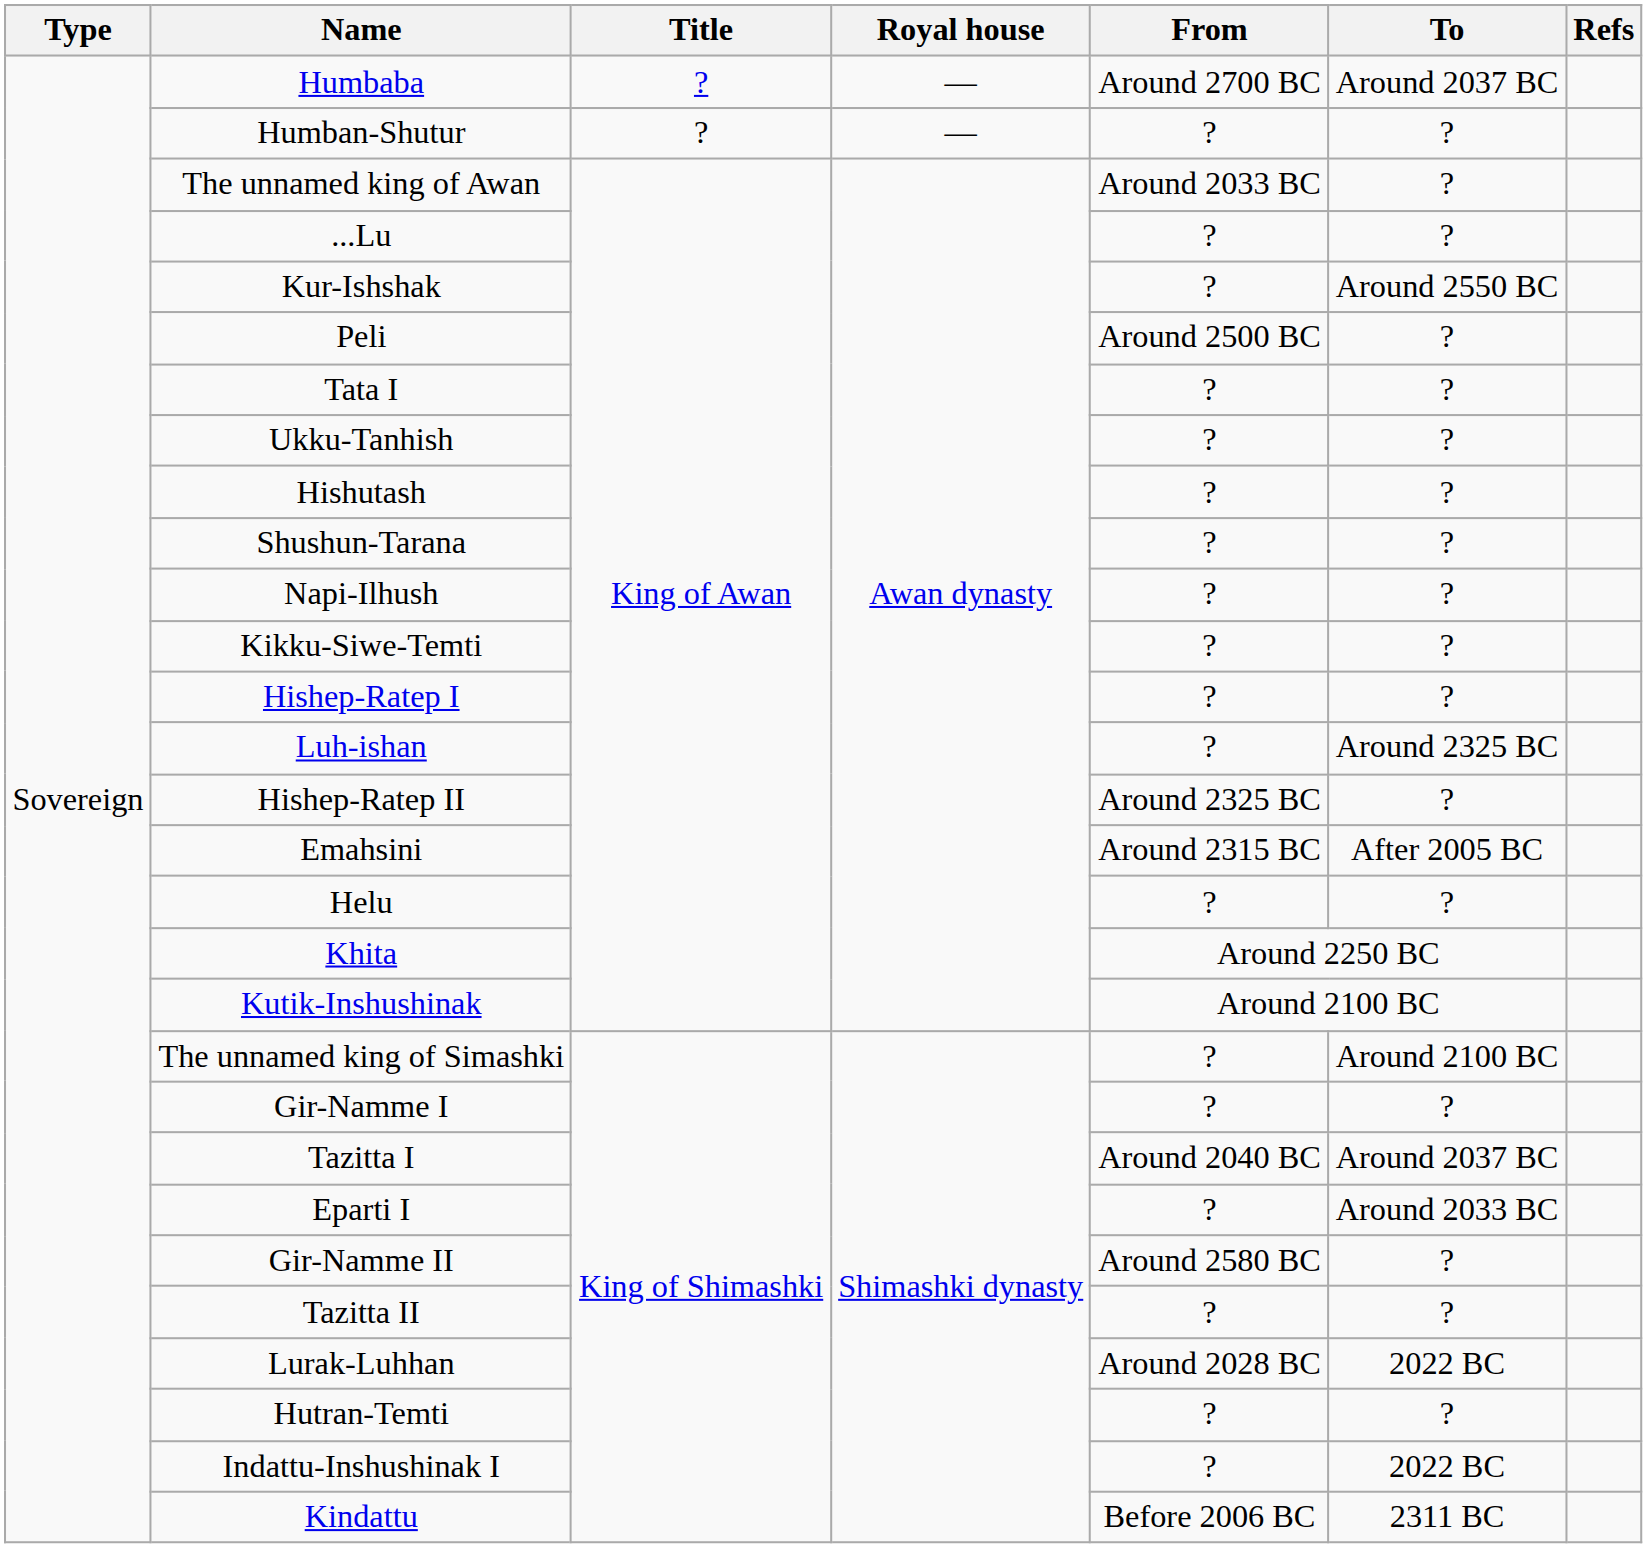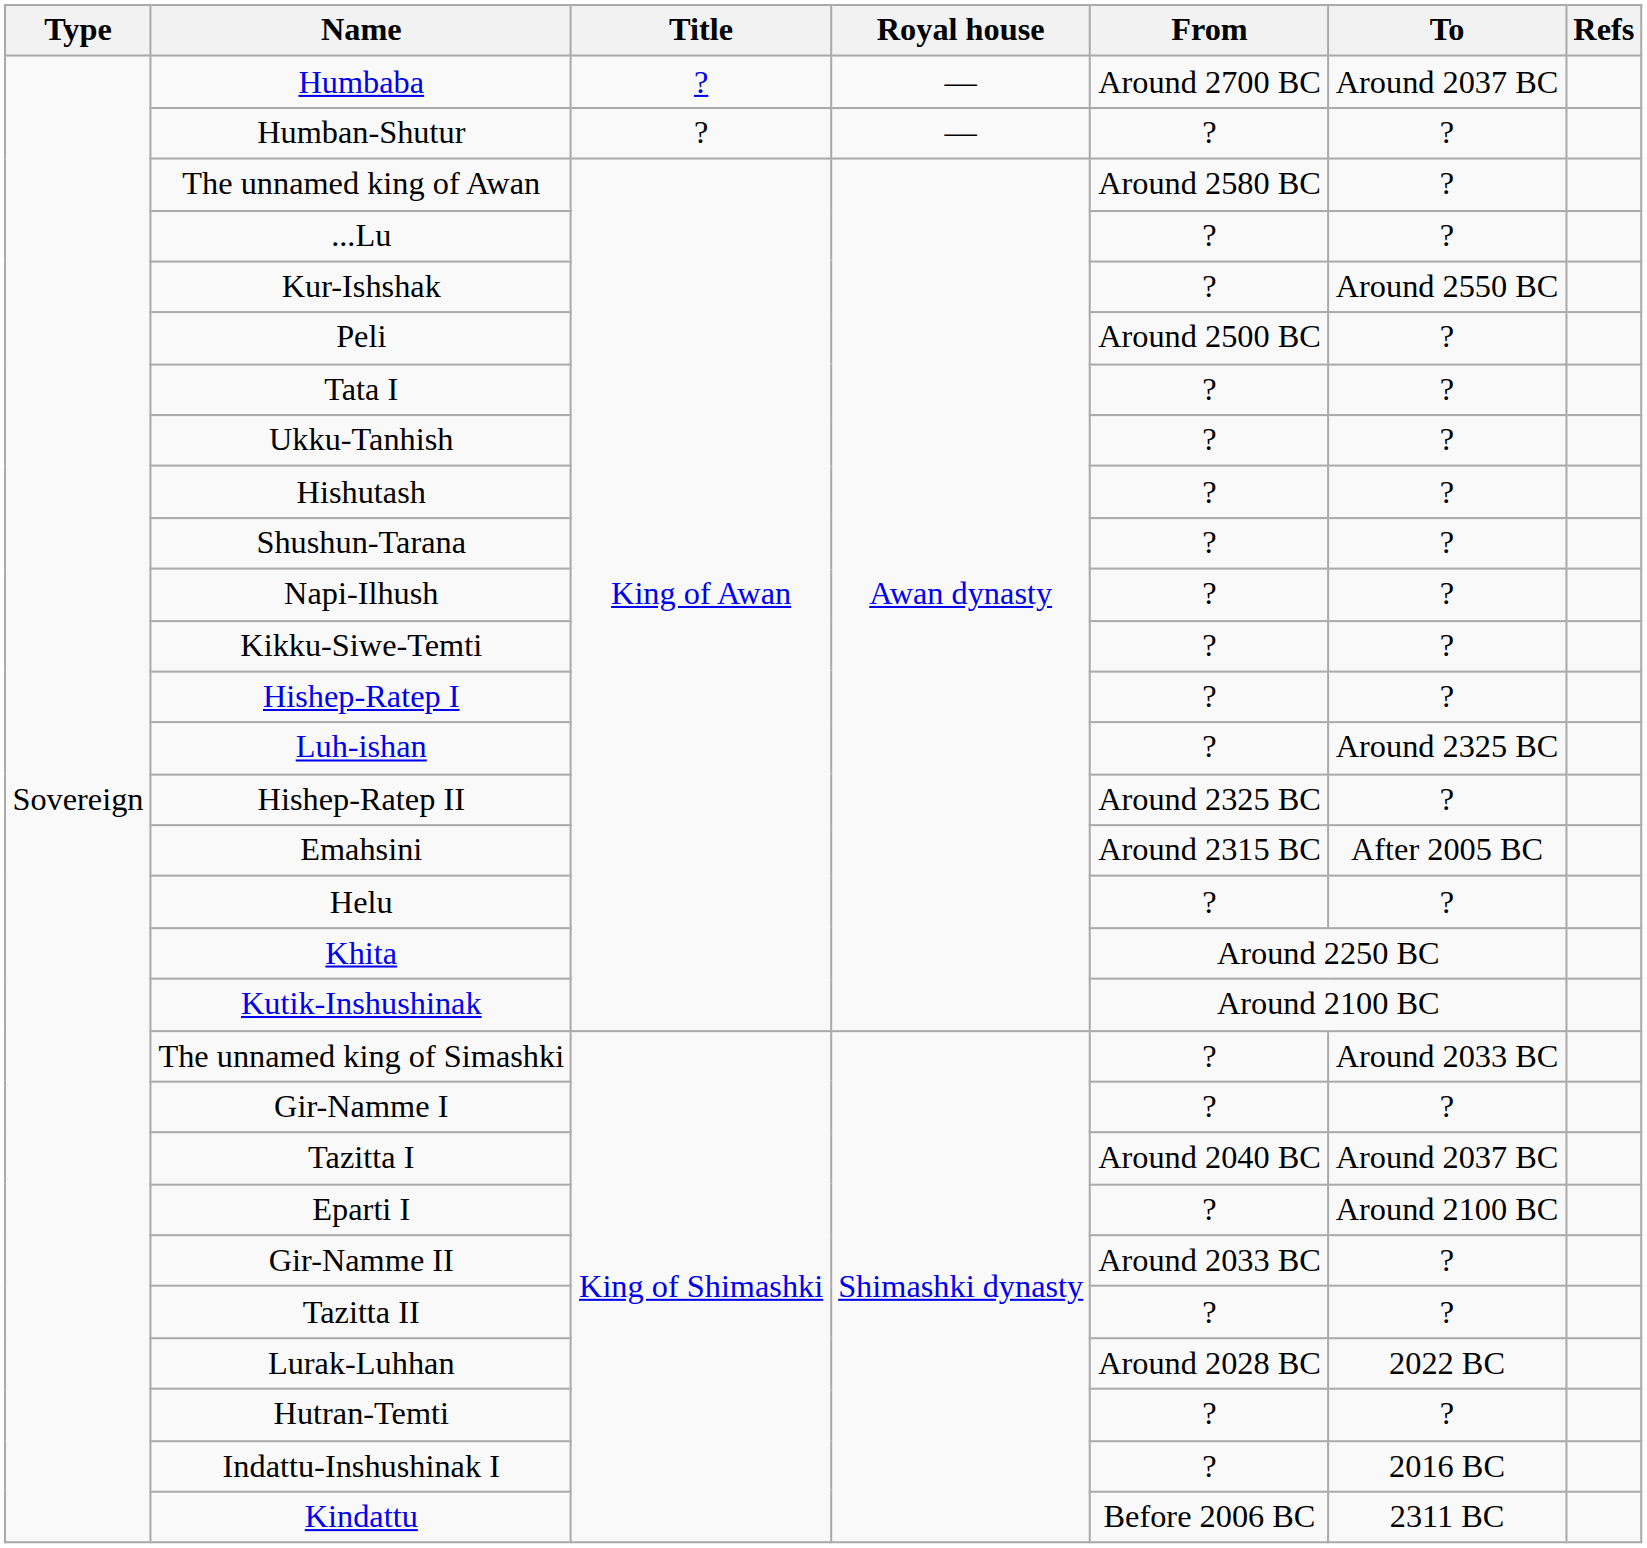(1209, 183) Around 2033 BC -> (1209, 183) Around 2580 BC
(1447, 1055) Around 2100 BC -> (1447, 1055) Around 2033 BC
(1447, 1209) Around 2033 BC -> (1447, 1209) Around 2100 BC
(1209, 1260) Around 2580 BC -> (1209, 1260) Around 2033 BC
(1447, 1465) 2022 BC -> (1447, 1465) 2016 BC
